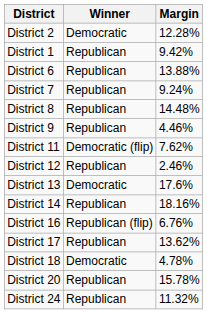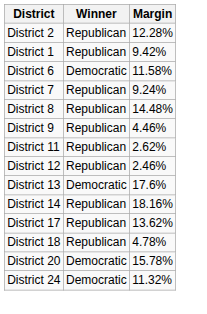(96, 33) Democratic -> (96, 33) Republican
(96, 71) Republican -> (96, 71) Democratic
(179, 71) 13.88% -> (152, 71) 11.58%
(110, 147) Democratic (flip) -> (96, 147) Republican
(176, 147) 7.62% -> (149, 147) 2.62%
- row: (34, 223)
(96, 261) Democratic -> (96, 242) Republican
(96, 280) Republican -> (96, 261) Democratic
(96, 299) Republican -> (96, 280) Democratic
